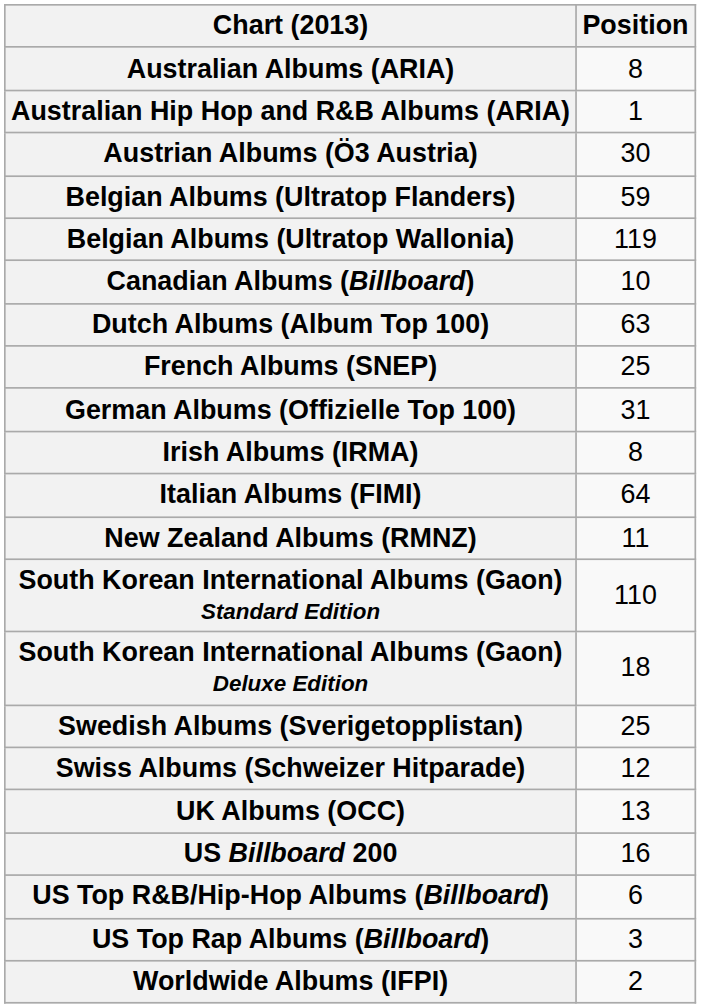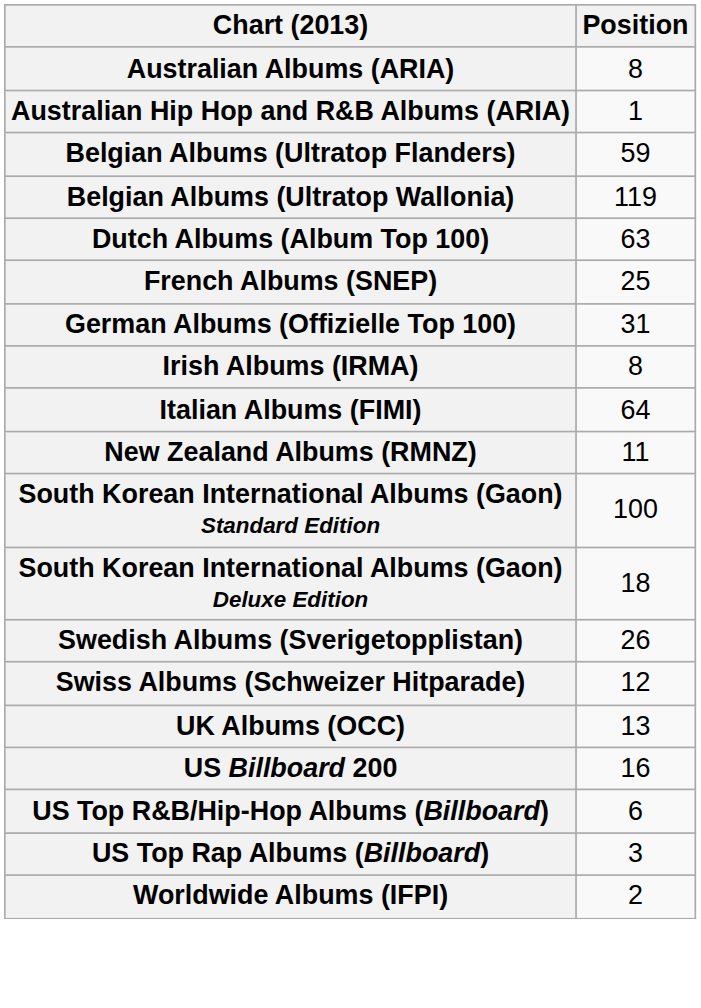- row: (291, 153)
- row: (291, 281)
(635, 595) 110 -> (635, 509) 100
(635, 725) 25 -> (635, 640) 26
